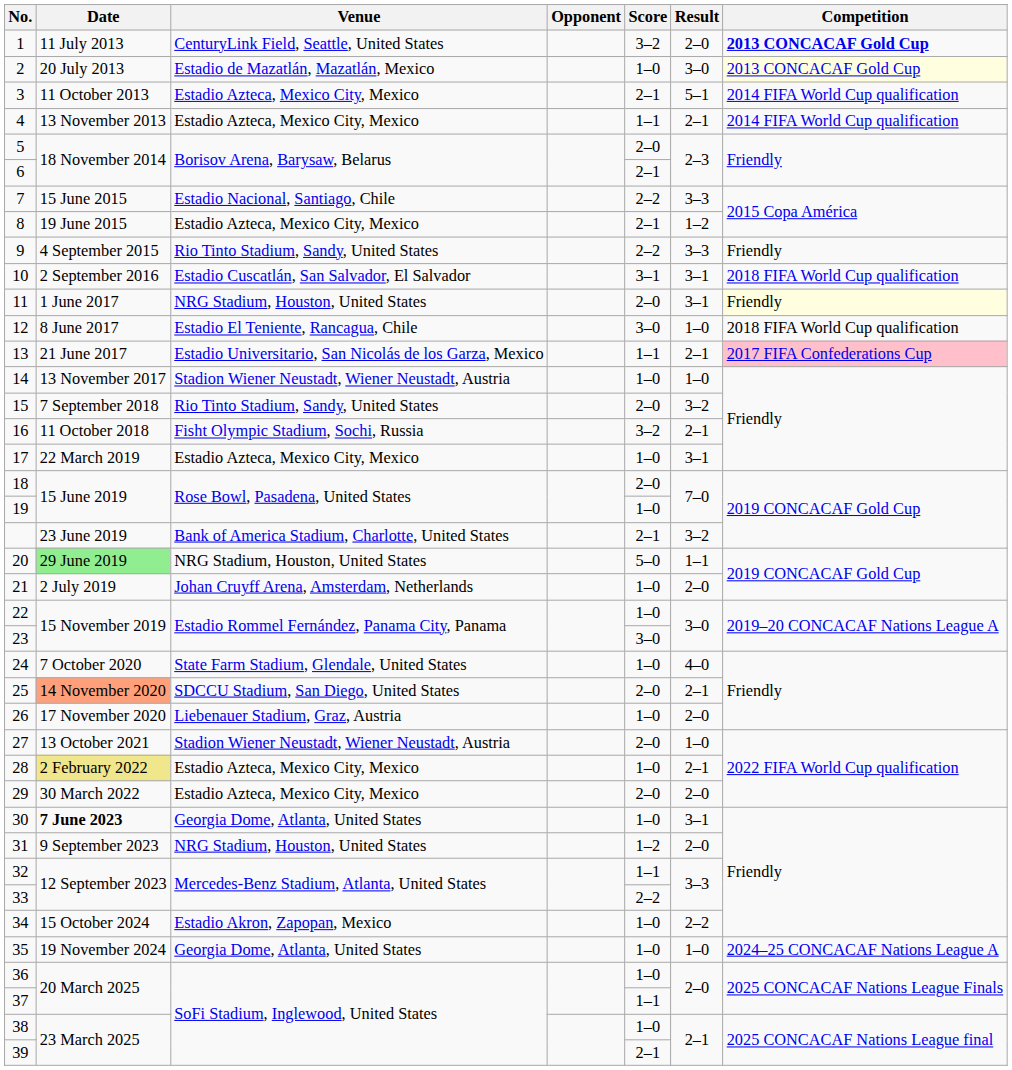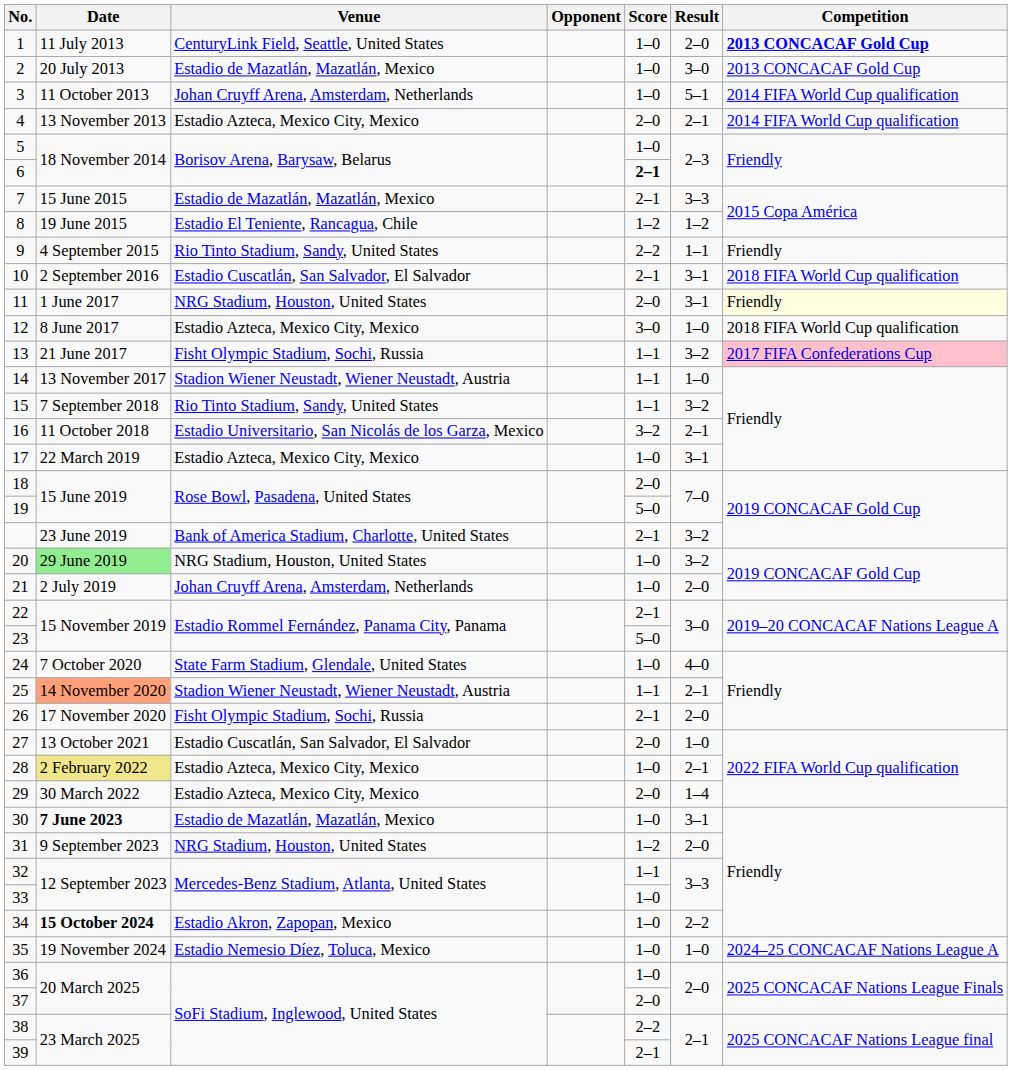(648, 43) 3–2 -> (648, 43) 1–0
(823, 69) lightyellow background -> (823, 69) no background
(297, 95) Estadio Azteca, Mexico City, Mexico -> (324, 95) Johan Cruyff Arena, Amsterdam, Netherlands
(648, 95) 2–1 -> (648, 95) 1–0
(648, 120) 1–1 -> (648, 120) 2–0
(648, 146) 2–0 -> (648, 146) 1–0
(648, 172) normal -> (648, 172) bold
(285, 198) Estadio Nacional, Santiago, Chile -> (304, 198) Estadio de Mazatlán, Mazatlán, Mexico
(648, 198) 2–2 -> (648, 198) 2–1
(297, 224) Estadio Azteca, Mexico City, Mexico -> (296, 224) Estadio El Teniente, Rancagua, Chile
(648, 224) 2–1 -> (648, 224) 1–2
(697, 250) 3–3 -> (697, 250) 1–1
(648, 276) 3–1 -> (648, 276) 2–1
(296, 328) Estadio El Teniente, Rancagua, Chile -> (297, 328) Estadio Azteca, Mexico City, Mexico
(359, 353) Estadio Universitario, San Nicolás de los Garza, Mexico -> (299, 353) Fisht Olympic Stadium, Sochi, Russia
(697, 353) 2–1 -> (697, 353) 3–2
(648, 379) 1–0 -> (648, 379) 1–1
(648, 405) 2–0 -> (648, 405) 1–1
(299, 431) Fisht Olympic Stadium, Sochi, Russia -> (359, 431) Estadio Universitario, San Nicolás de los Garza, Mexico
(648, 509) 1–0 -> (648, 509) 5–0
(648, 560) 5–0 -> (648, 560) 1–0
(697, 560) 1–1 -> (697, 560) 3–2
(648, 612) 1–0 -> (648, 612) 2–1
(648, 638) 3–0 -> (648, 638) 5–0
(317, 690) SDCCU Stadium, San Diego, United States -> (342, 690) Stadion Wiener Neustadt, Wiener Neustadt, Austria
(648, 690) 2–0 -> (648, 690) 1–1
(288, 716) Liebenauer Stadium, Graz, Austria -> (299, 716) Fisht Olympic Stadium, Sochi, Russia
(648, 716) 1–0 -> (648, 716) 2–1
(342, 742) Stadion Wiener Neustadt, Wiener Neustadt, Austria -> (322, 742) Estadio Cuscatlán, San Salvador, El Salvador
(697, 793) 2–0 -> (697, 793) 1–4
(298, 819) Georgia Dome, Atlanta, United States -> (304, 819) Estadio de Mazatlán, Mazatlán, Mexico
(648, 897) 2–2 -> (648, 897) 1–0
(95, 923) normal -> (97, 923) bold
(298, 949) Georgia Dome, Atlanta, United States -> (302, 949) Estadio Nemesio Díez, Toluca, Mexico
(648, 1000) 1–1 -> (648, 1000) 2–0
(648, 1026) 1–0 -> (648, 1026) 2–2
